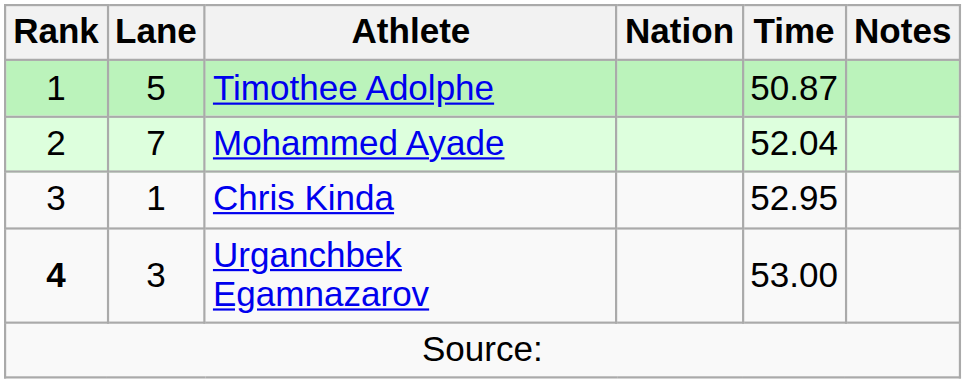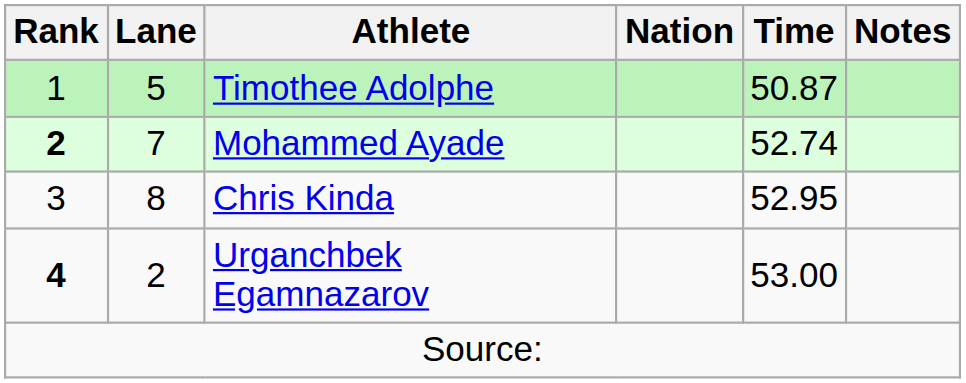(56, 143) normal -> (56, 143) bold
(794, 143) 52.04 -> (794, 143) 52.74
(156, 198) 1 -> (156, 198) 8
(156, 274) 3 -> (156, 274) 2
